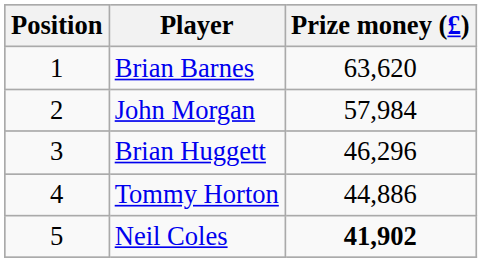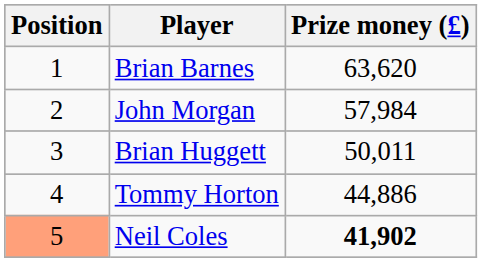(380, 151) 46,296 -> (380, 151) 50,011
(57, 236) no background -> (57, 236) lightsalmon background
